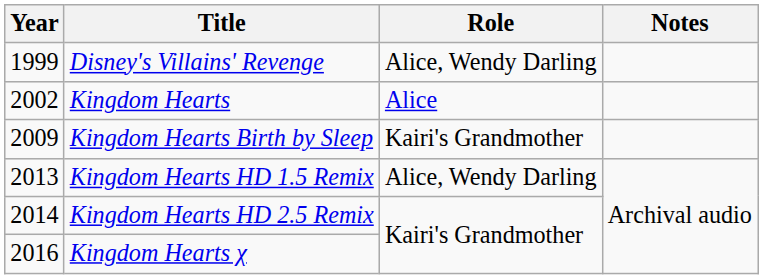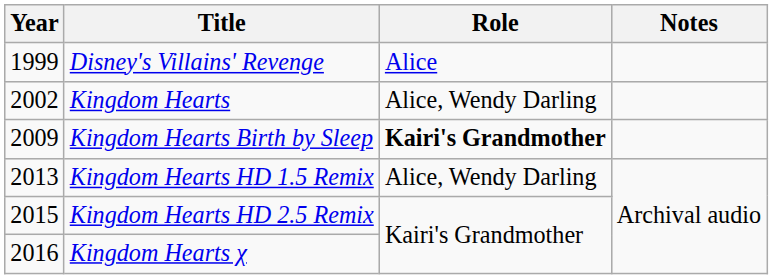(491, 61) Alice, Wendy Darling -> (411, 61) Alice
(411, 100) Alice -> (491, 100) Alice, Wendy Darling
(484, 138) normal -> (495, 138) bold
(34, 215) 2014 -> (34, 215) 2015
